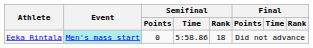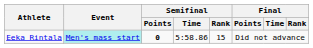(158, 36) normal -> (158, 36) bold
(221, 36) 18 -> (221, 36) 15
